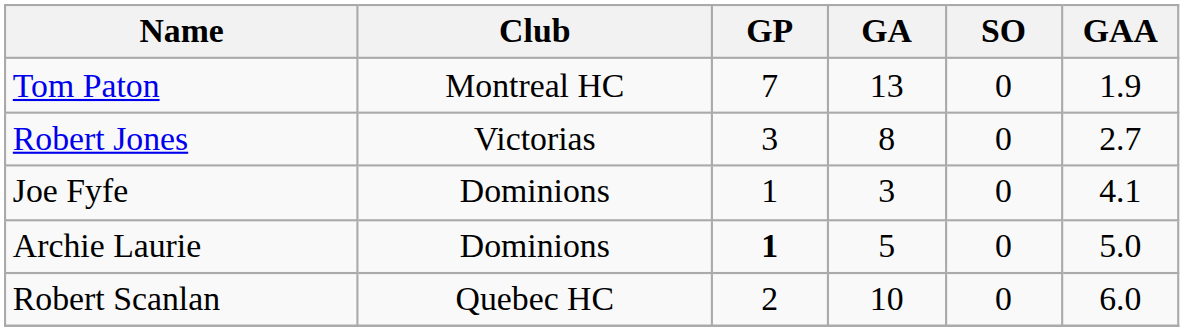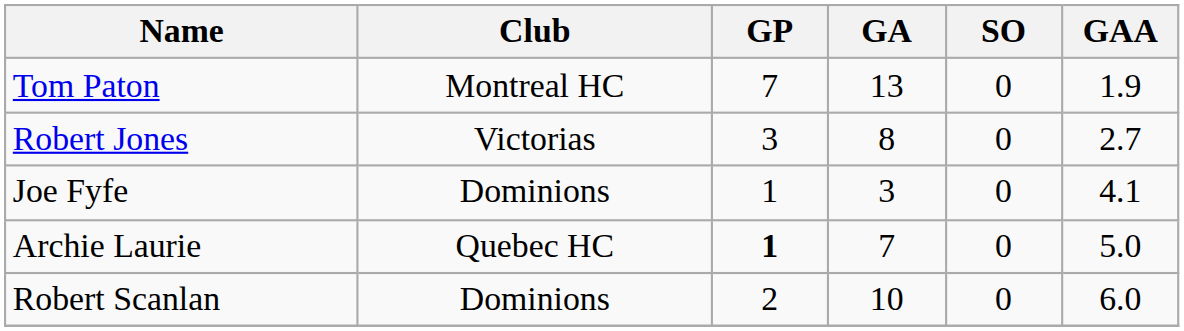(535, 245) Dominions -> (535, 245) Quebec HC
(887, 245) 5 -> (887, 245) 7
(535, 298) Quebec HC -> (535, 298) Dominions
